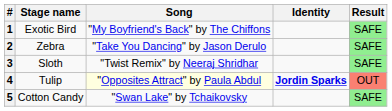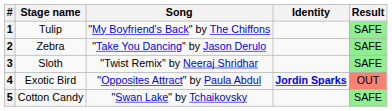(50, 30) Exotic Bird -> (50, 30) Tulip
(50, 81) Tulip -> (50, 81) Exotic Bird
(179, 81) lightyellow background -> (179, 81) no background
